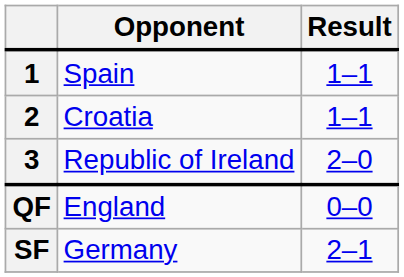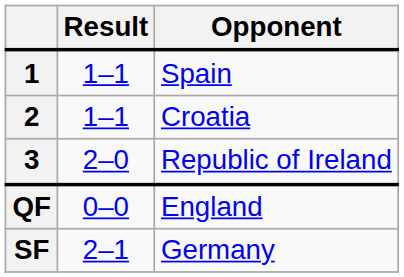columns swapped: (179, 27) <-> (349, 27)
